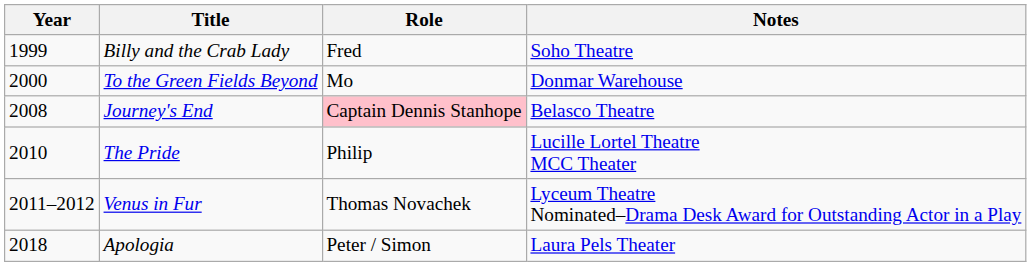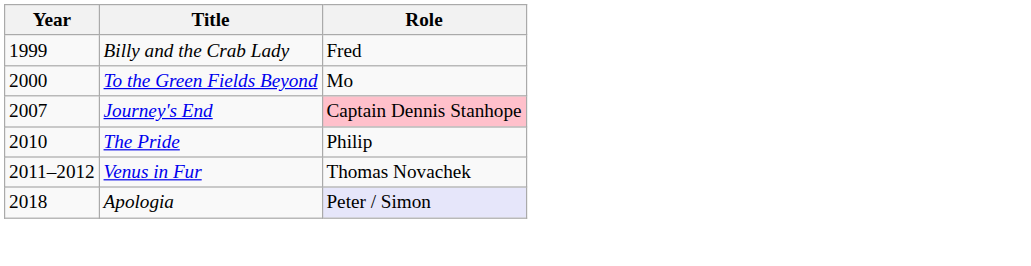- column: (776, 19)
(28, 111) 2008 -> (28, 111) 2007
(379, 245) no background -> (379, 202) lavender background
